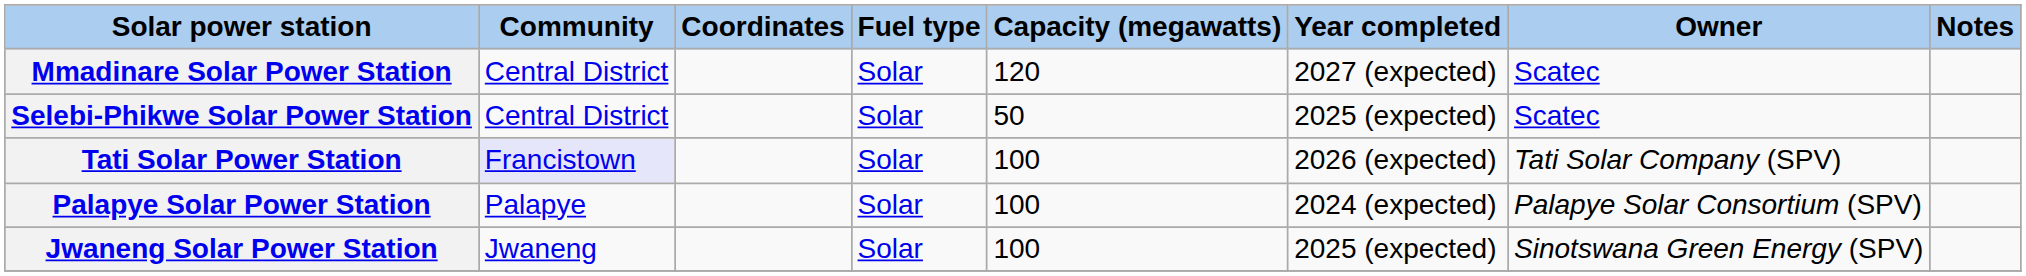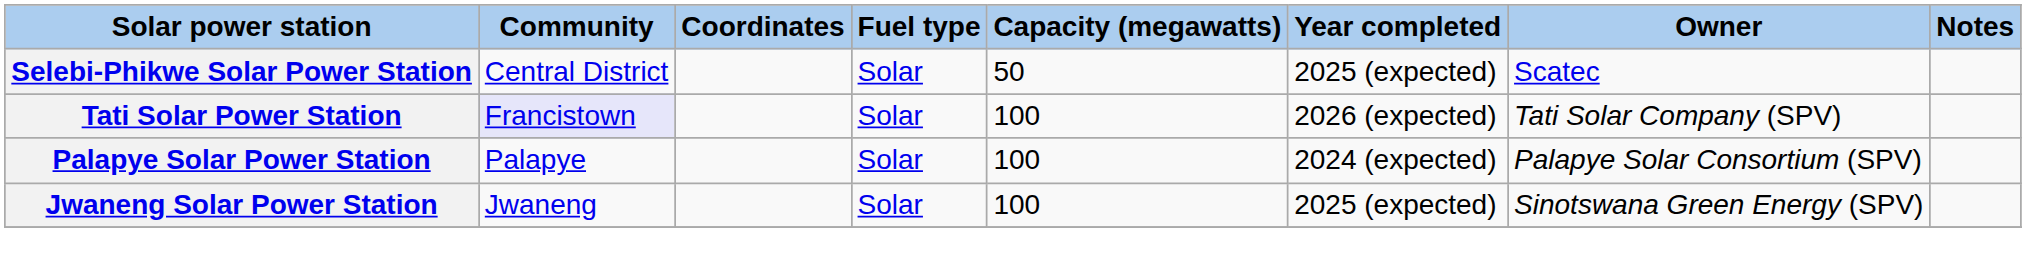- row: (242, 71)
